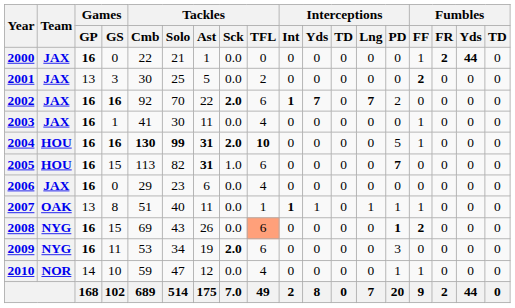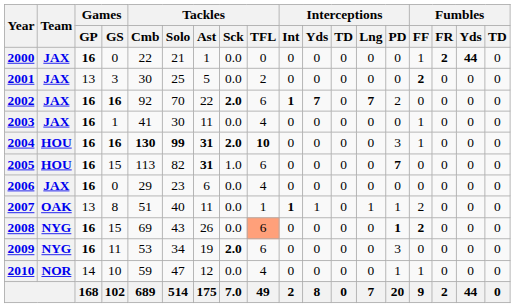(398, 143) 5 -> (398, 143) 3
(421, 206) 1 -> (421, 206) 2
